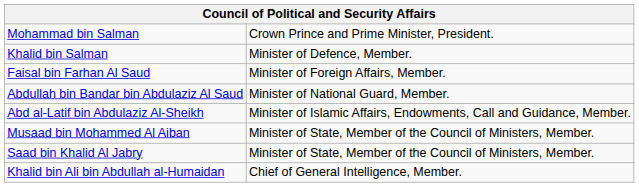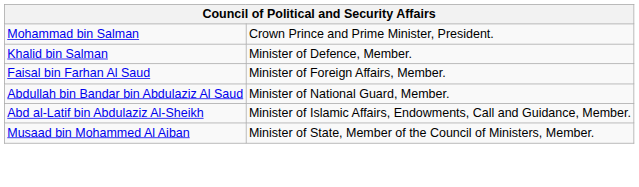- row: (75, 152)
- row: (116, 172)
